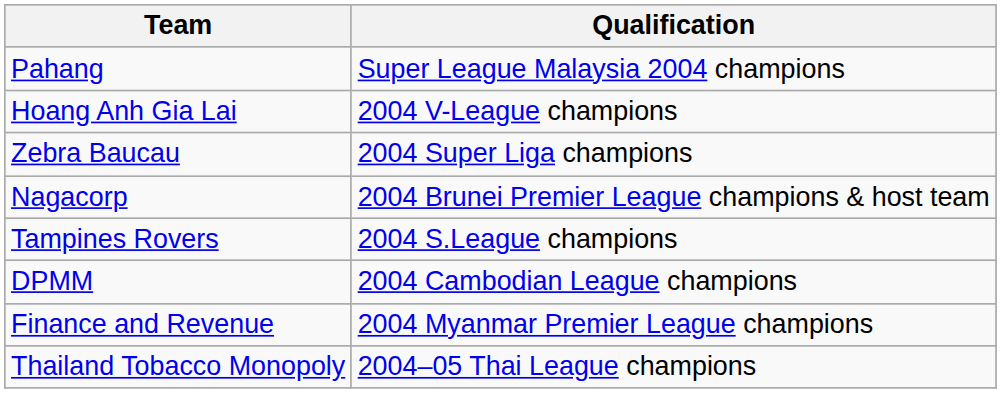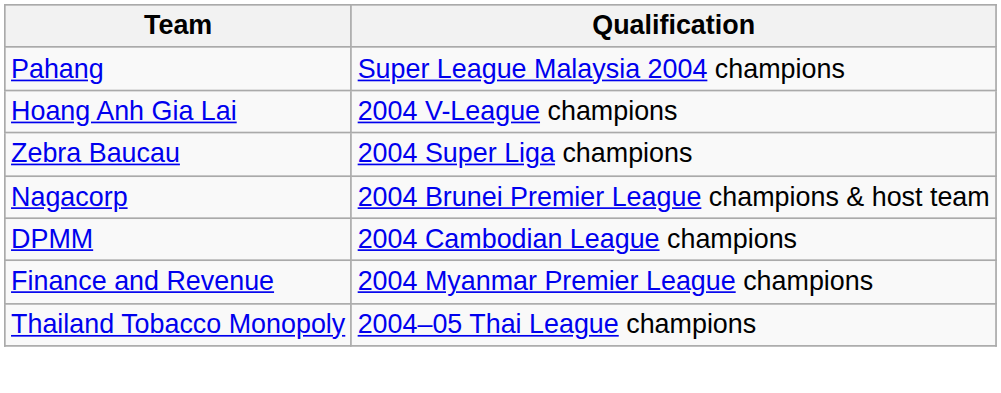- row: (115, 238)
